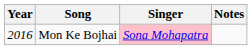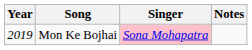(20, 34) 2016 -> (20, 34) 2019
